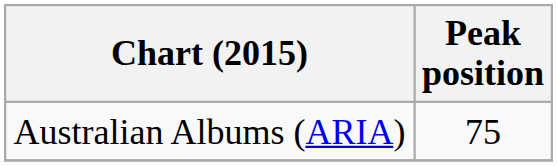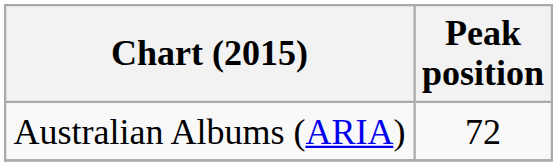(483, 130) 75 -> (483, 130) 72
